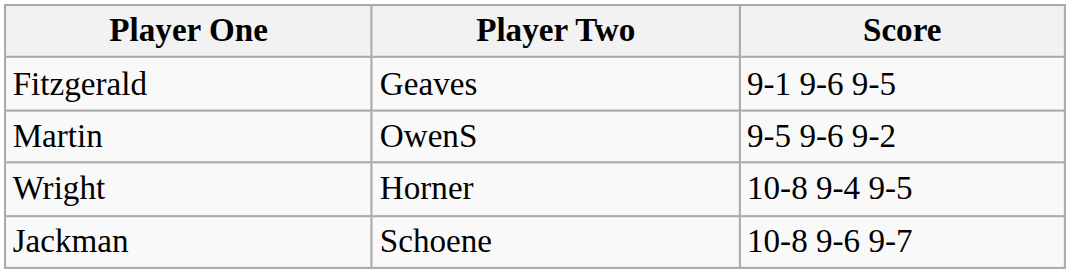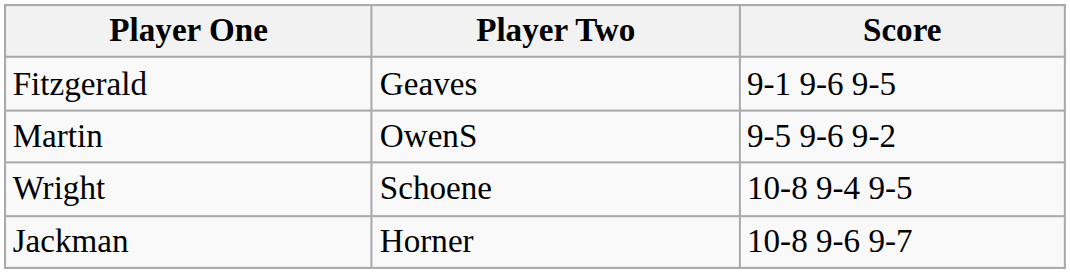(427, 188) Horner -> (436, 188) Schoene
(436, 240) Schoene -> (427, 240) Horner
